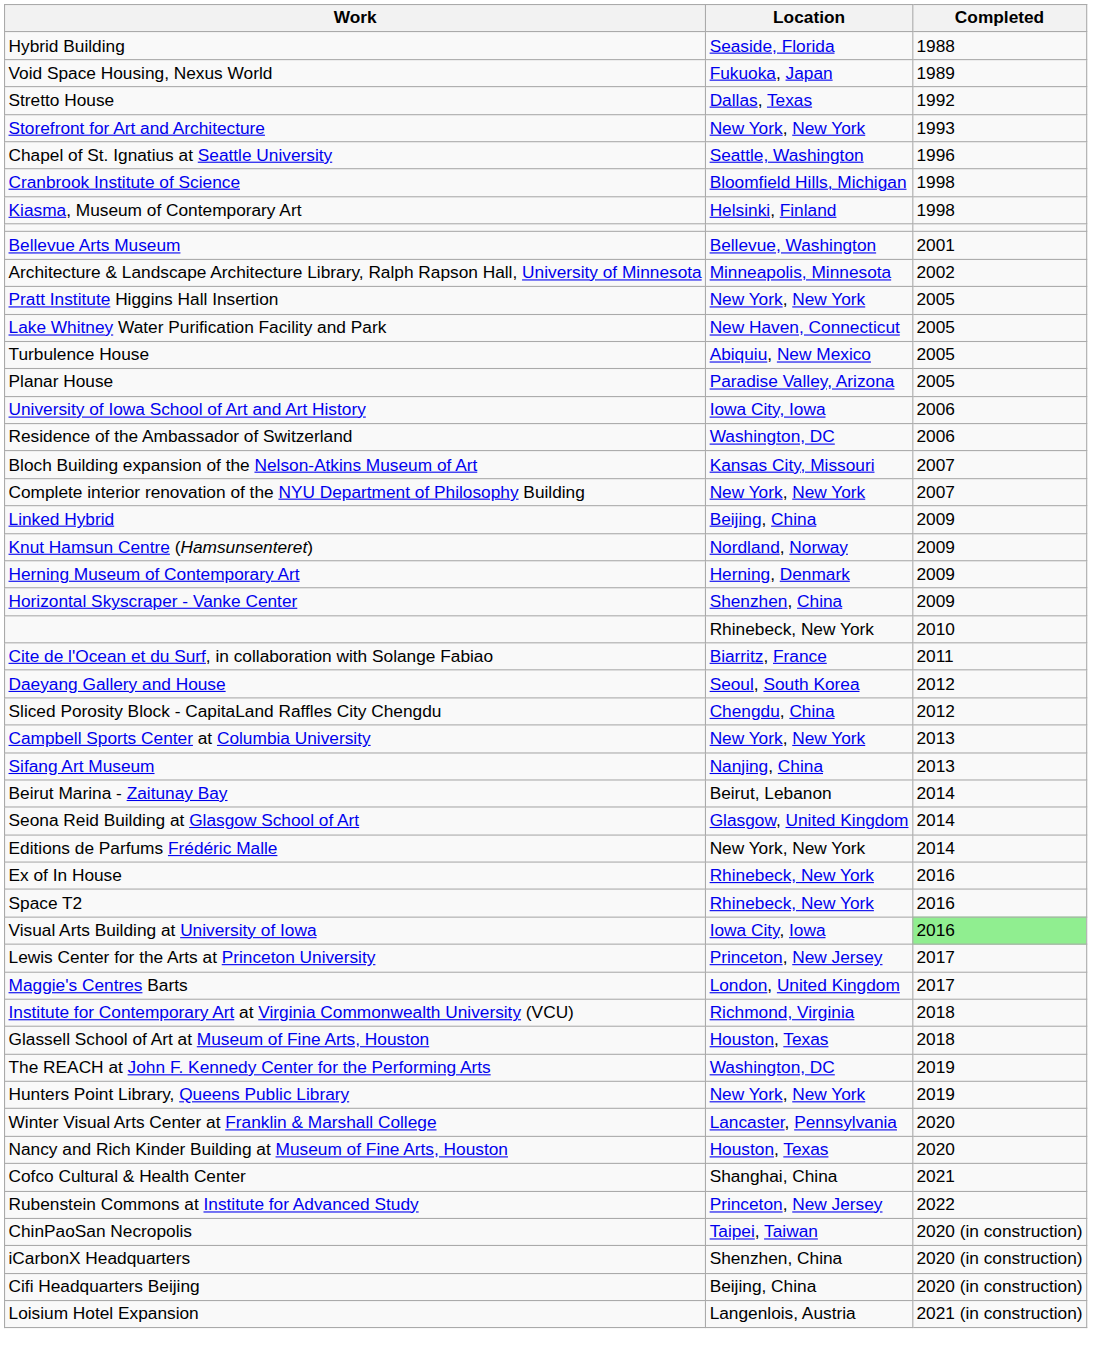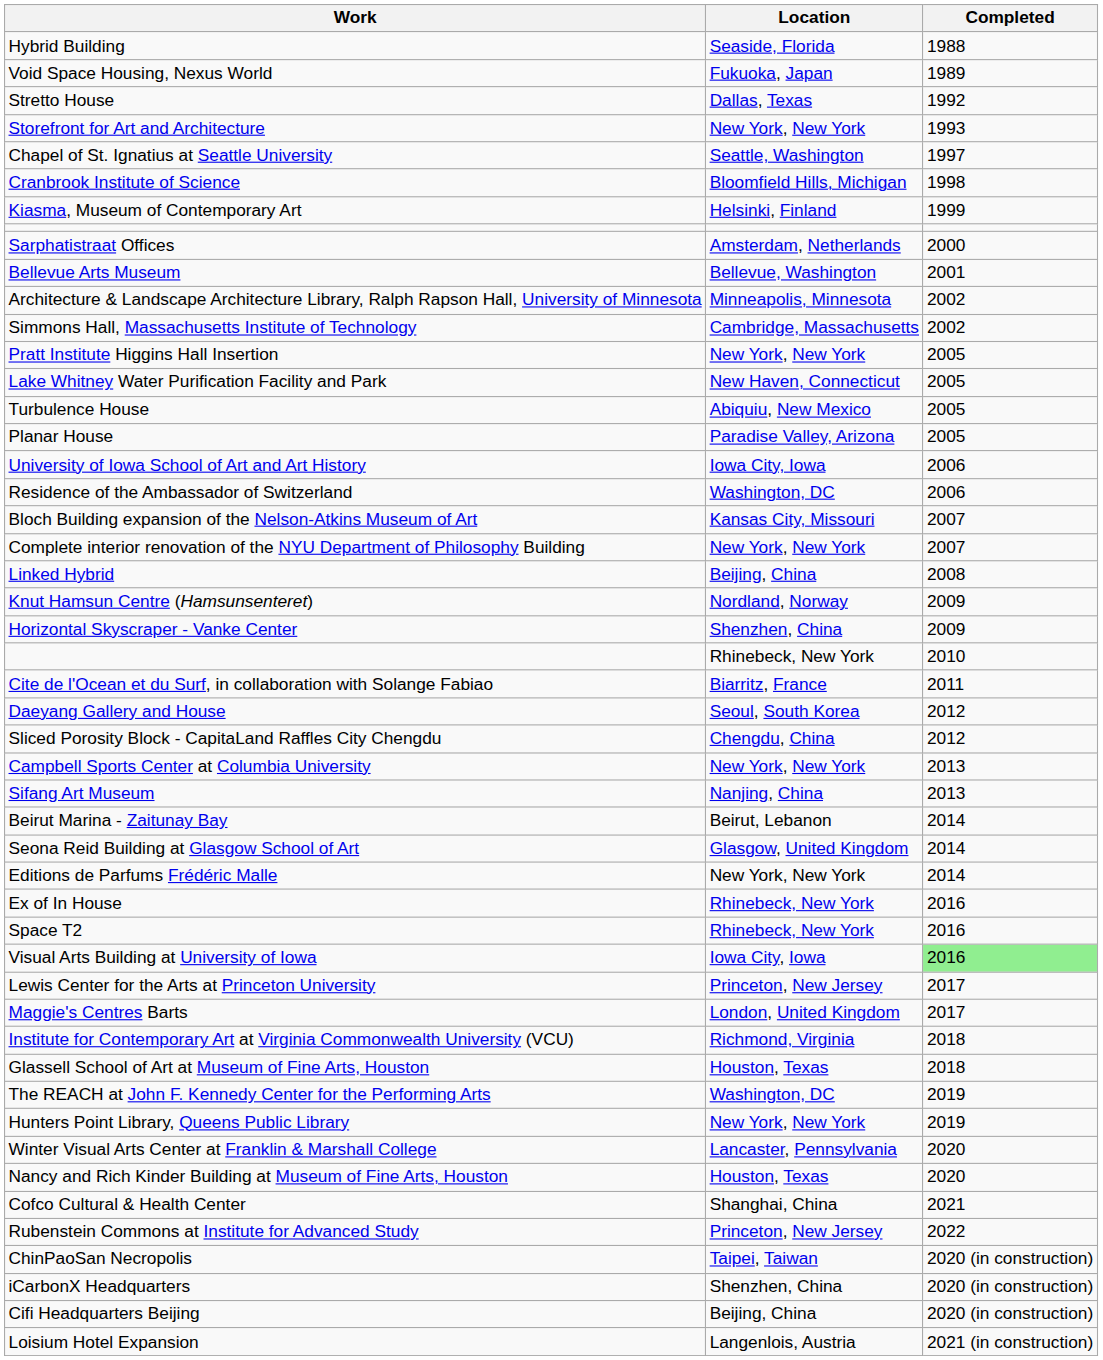(936, 155) 1996 -> (946, 155) 1997
(936, 210) 1998 -> (946, 210) 1999
+ row: (91, 245)
+ row: (212, 327)
(936, 519) 2009 -> (946, 574) 2008
- row: (154, 574)
